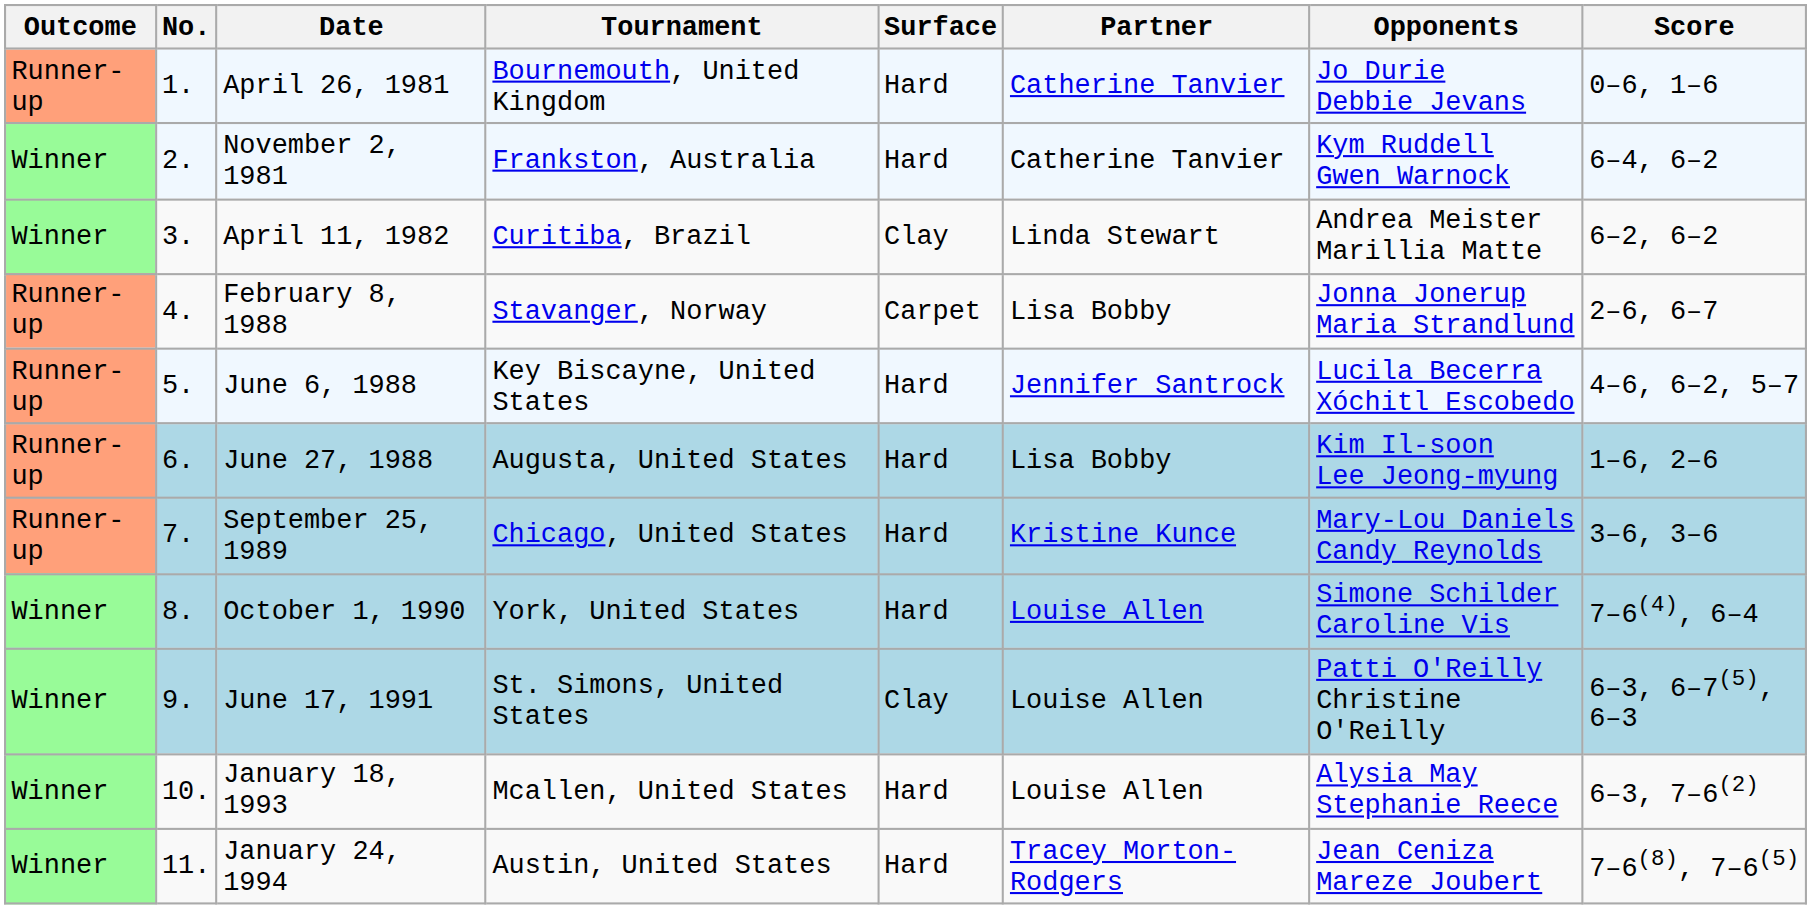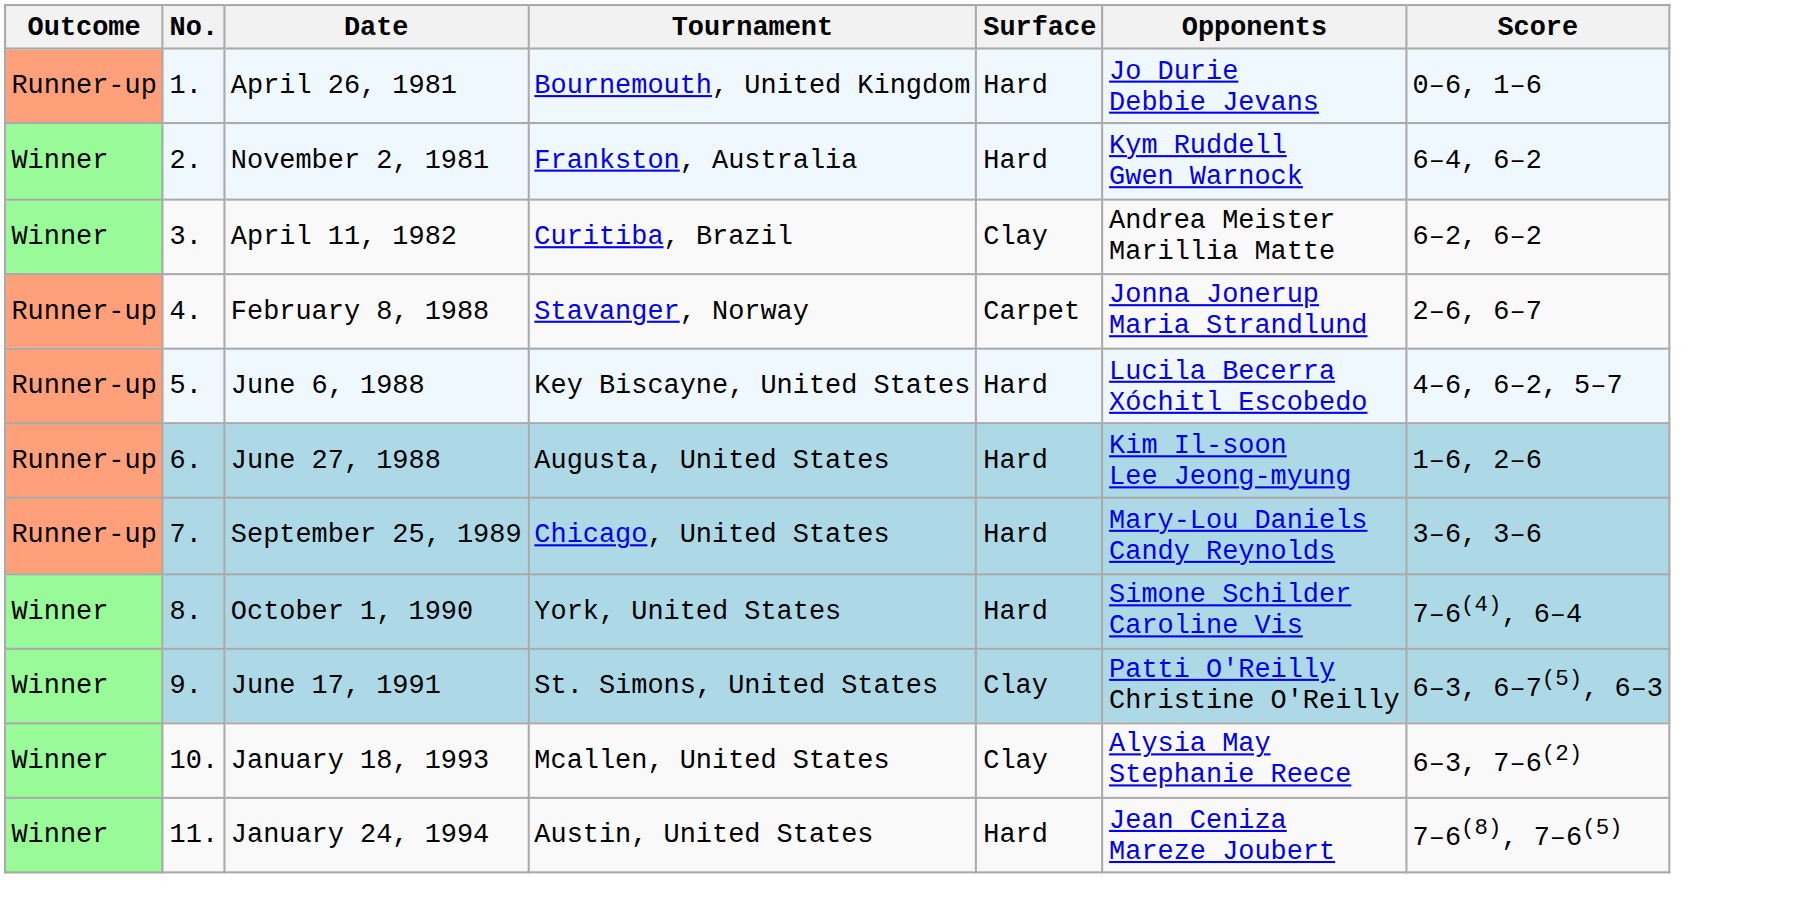- column: (1157, 27)
(916, 792) Hard -> (1016, 761) Clay
